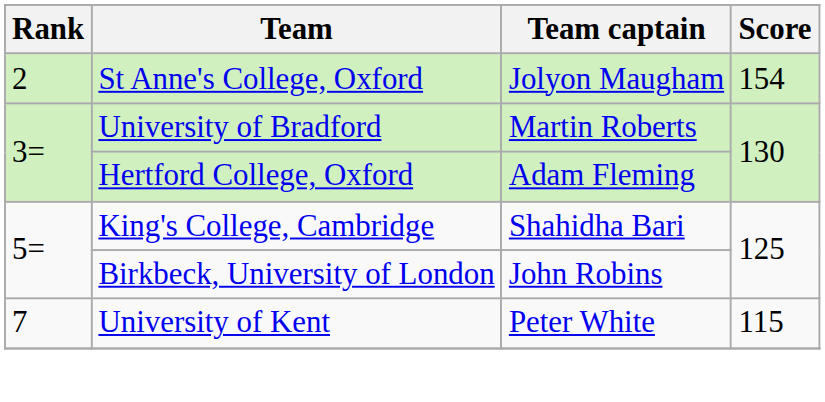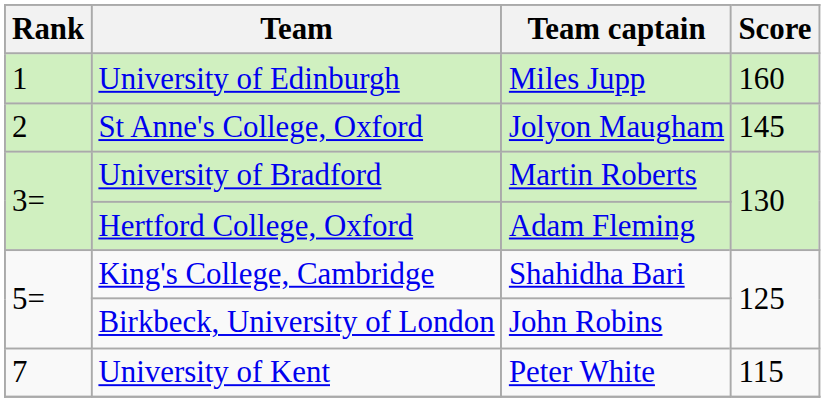+ row: (249, 77)
(762, 77) 154 -> (762, 126) 145
